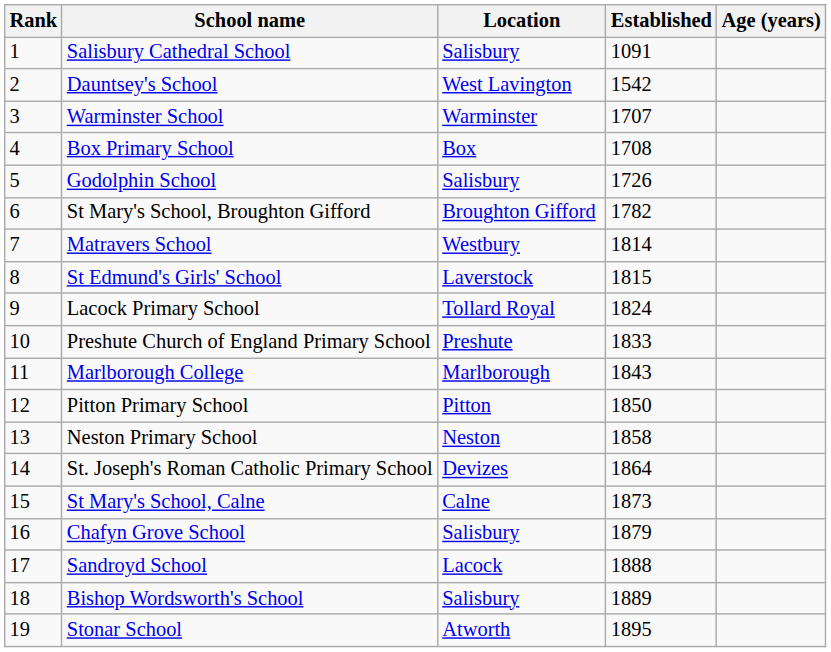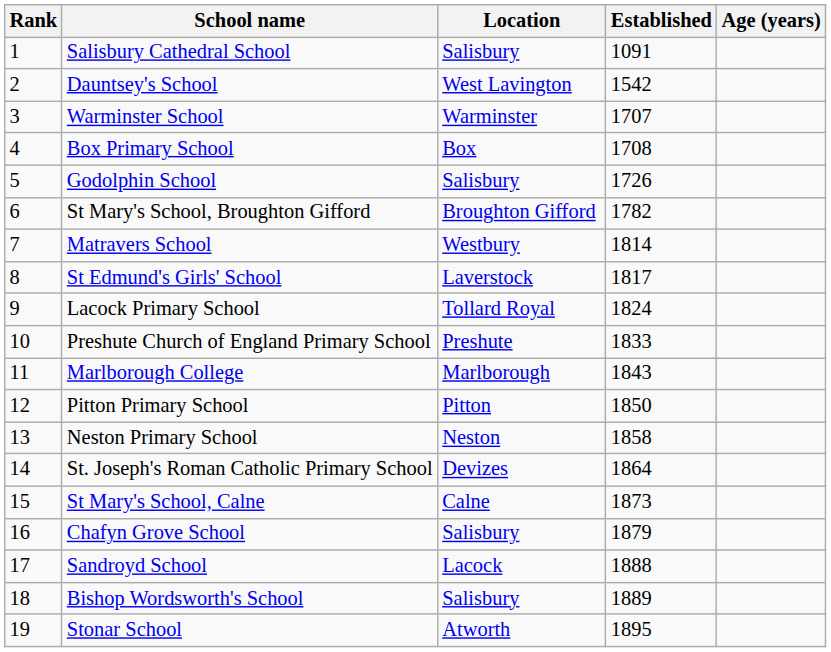(631, 276) 1815 -> (631, 276) 1817
